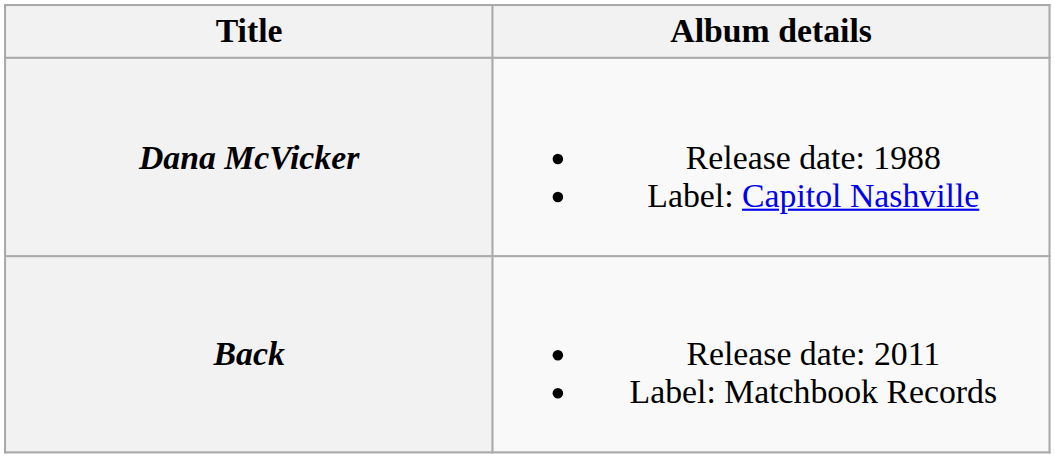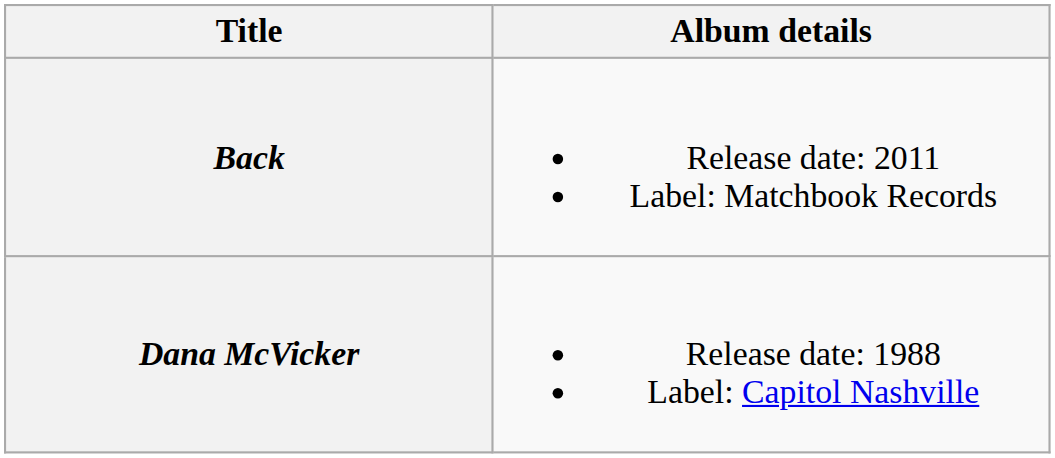rows swapped: (249, 156) <-> (249, 353)
